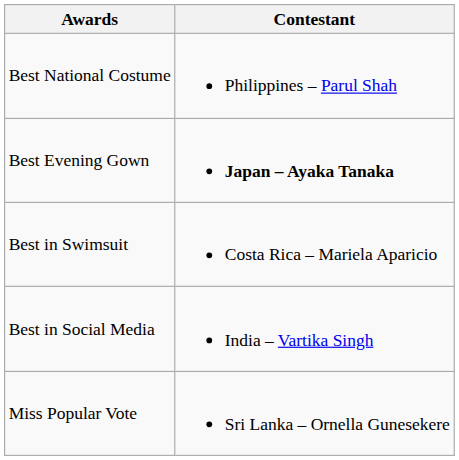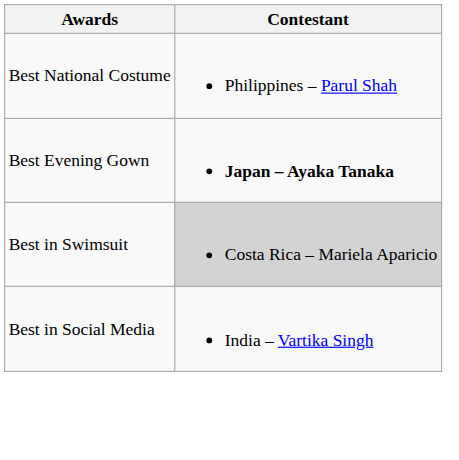(314, 255) no background -> (308, 255) lightgrey background
- row: (73, 413)
